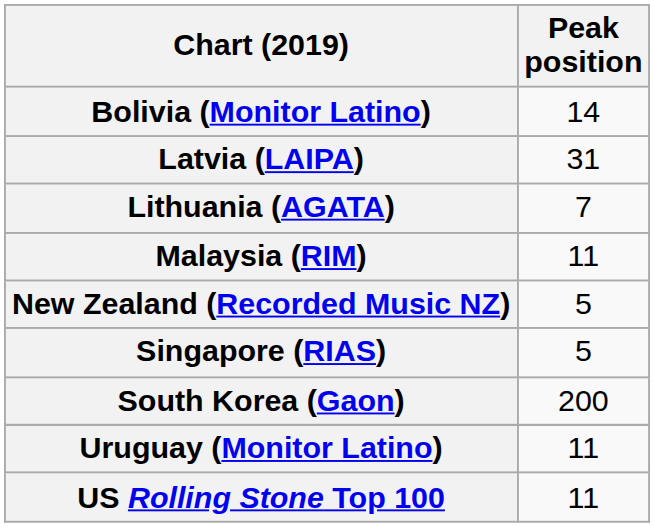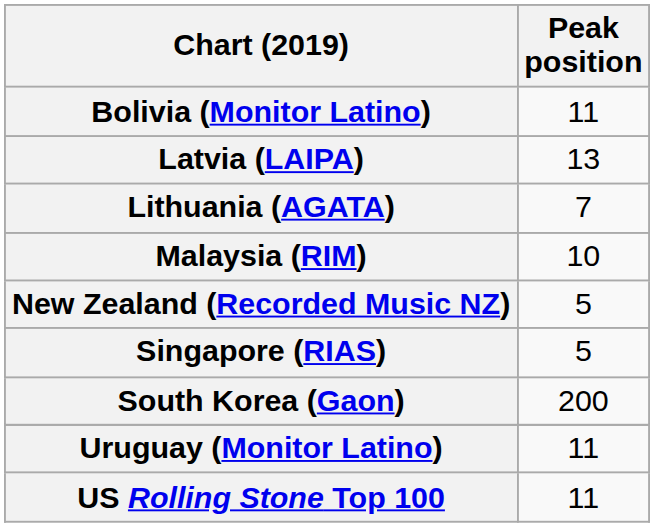(583, 111) 14 -> (583, 111) 11
(583, 159) 31 -> (583, 159) 13
(583, 255) 11 -> (583, 255) 10
